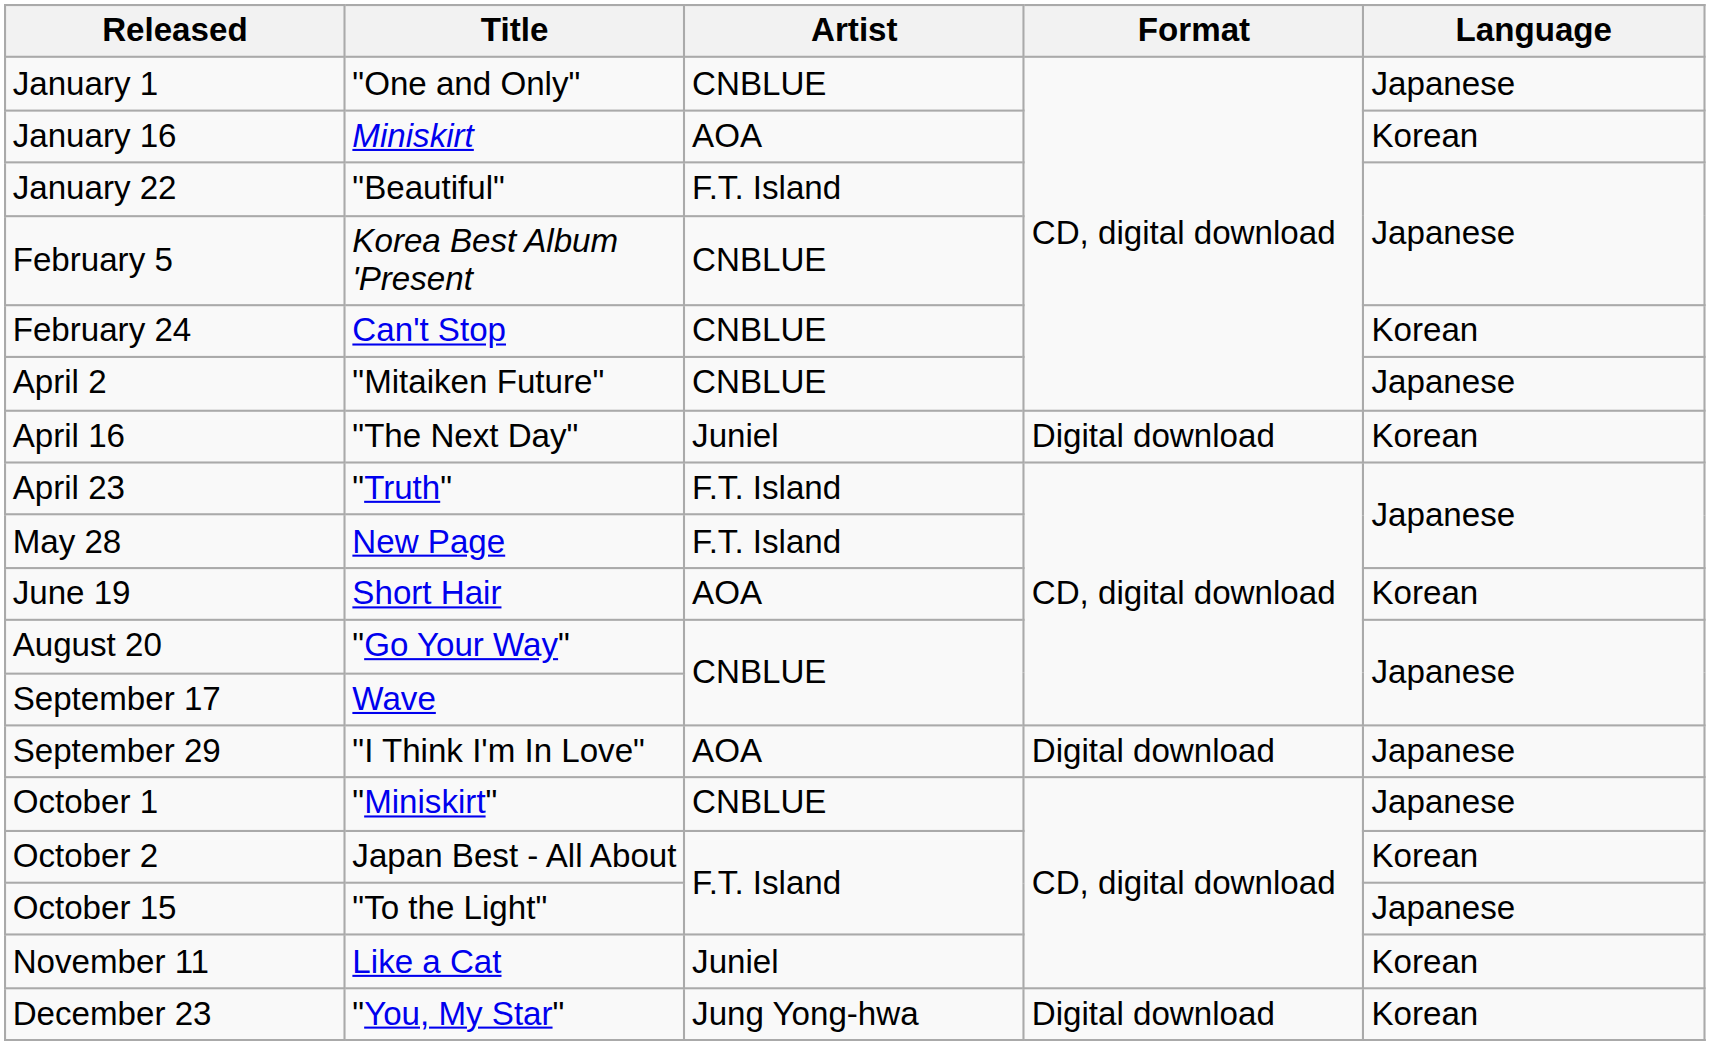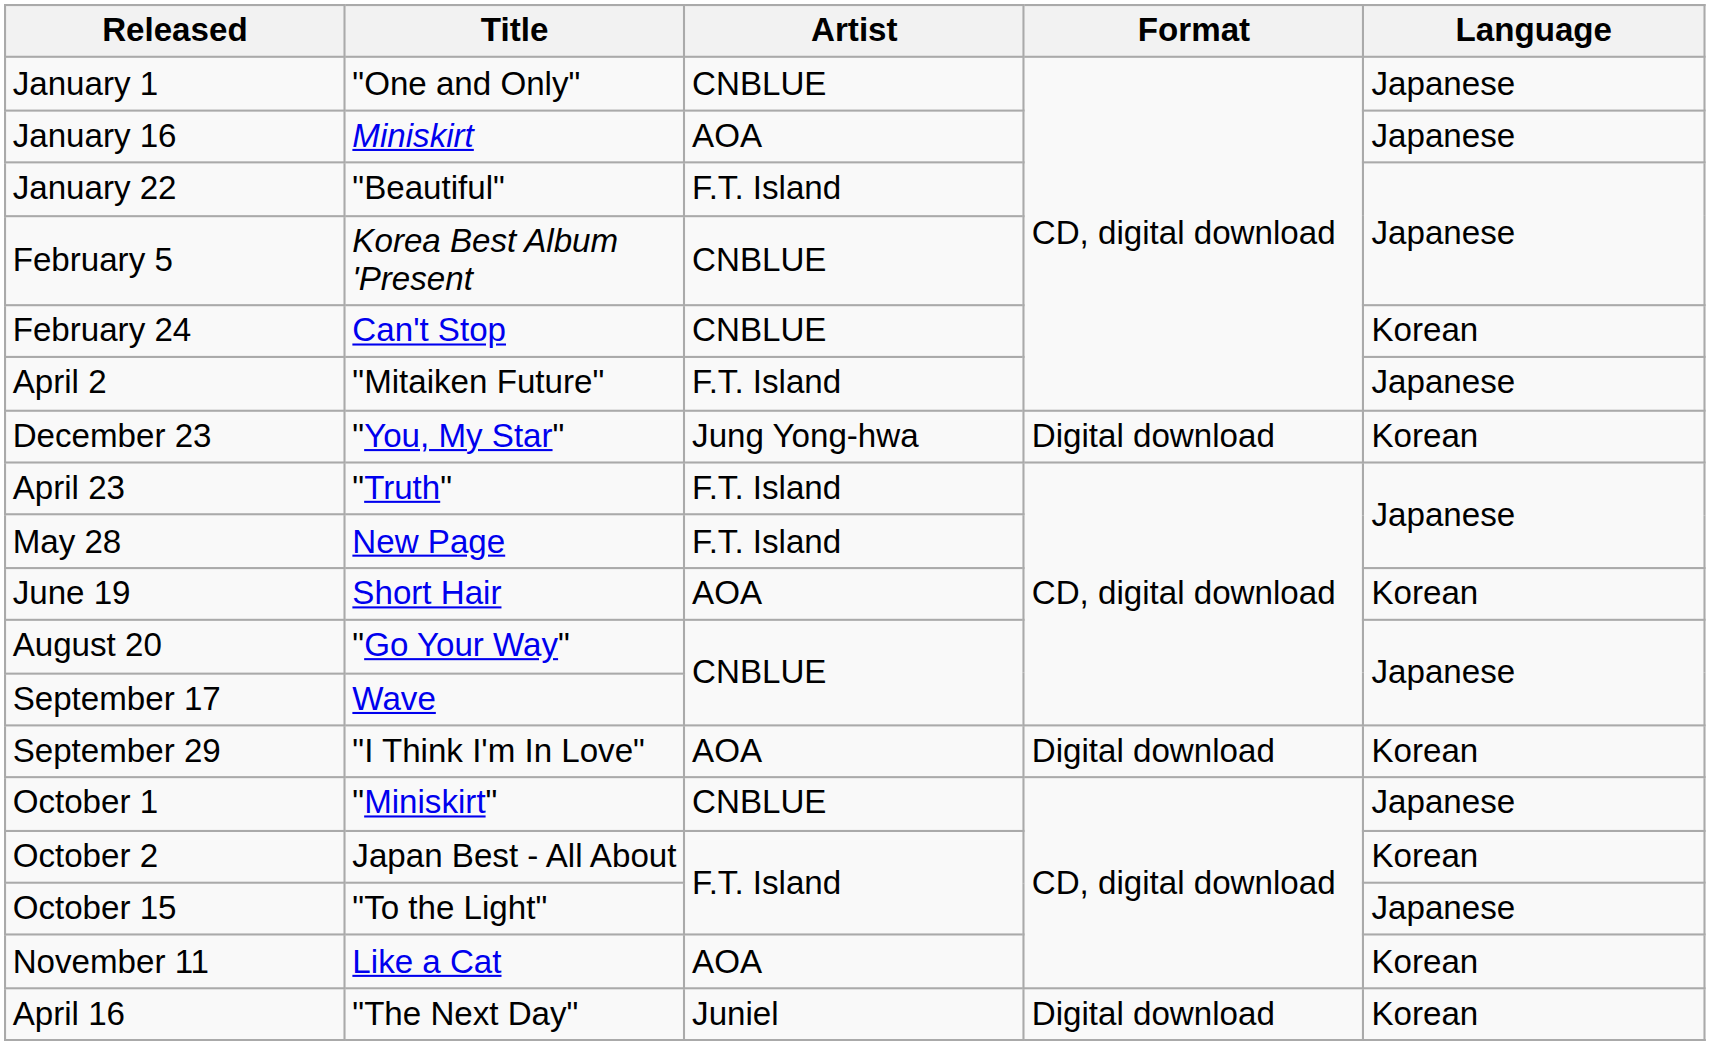(1425, 135) Korean -> (1443, 135) Japanese
(759, 383) CNBLUE -> (767, 383) F.T. Island
rows swapped: (69, 435) <-> (112, 1013)
(1443, 750) Japanese -> (1425, 750) Korean
(735, 960) Juniel -> (727, 960) AOA
